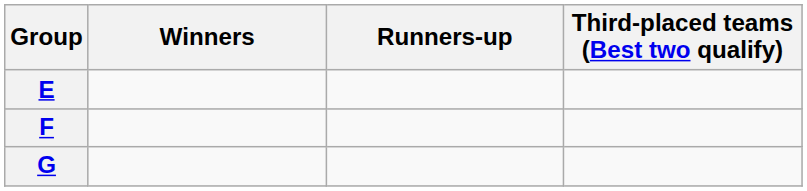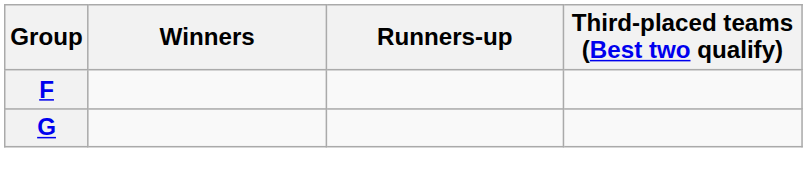- row: (47, 89)
